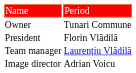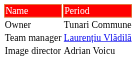- row: (23, 38)
